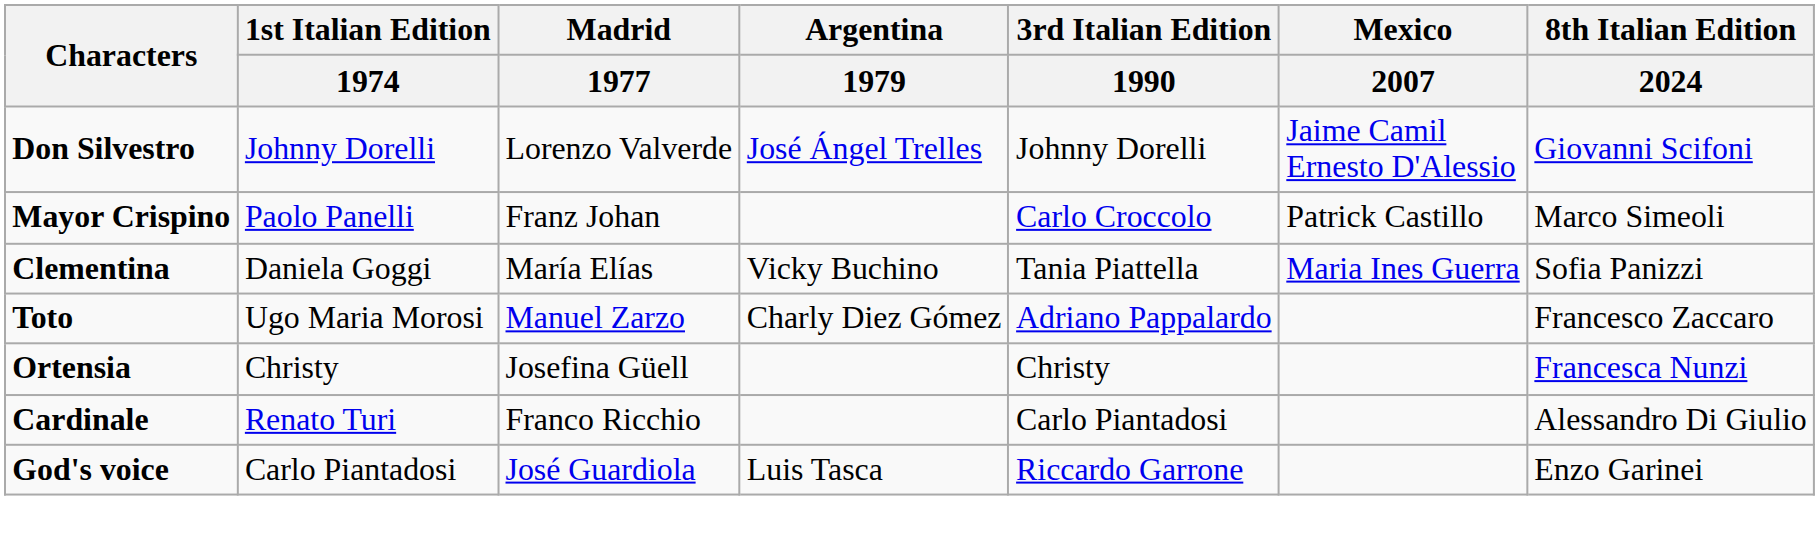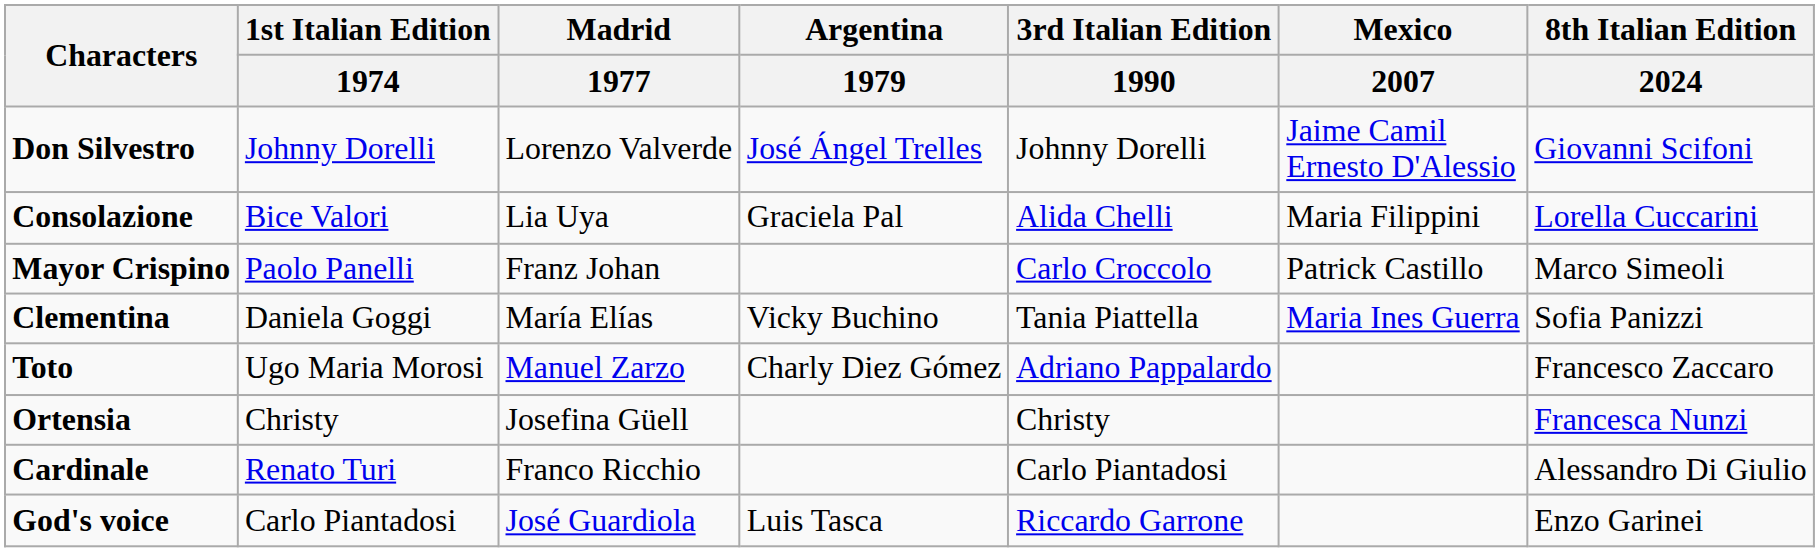+ row: (103, 217)
